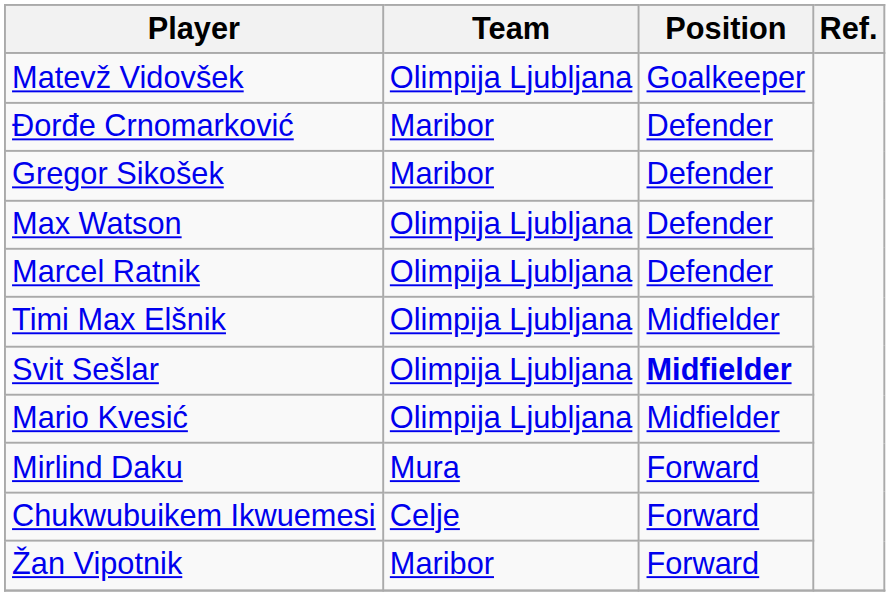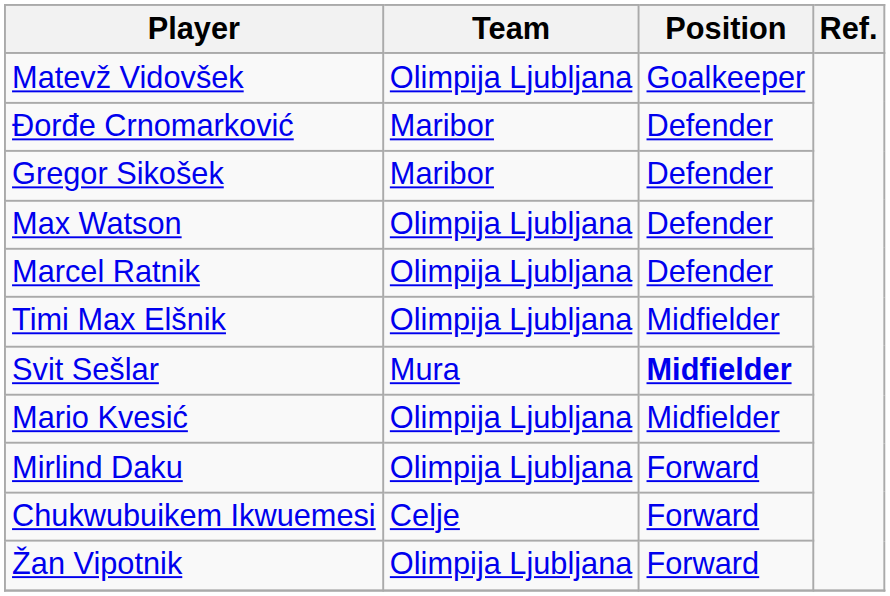(511, 369) Olimpija Ljubljana -> (425, 369) Mura
(425, 467) Mura -> (511, 467) Olimpija Ljubljana
(442, 564) Maribor -> (511, 564) Olimpija Ljubljana
